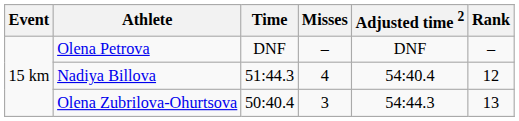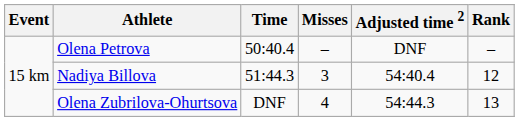(270, 49) DNF -> (270, 49) 50:40.4
(325, 76) 4 -> (325, 76) 3
(270, 103) 50:40.4 -> (270, 103) DNF
(325, 103) 3 -> (325, 103) 4
